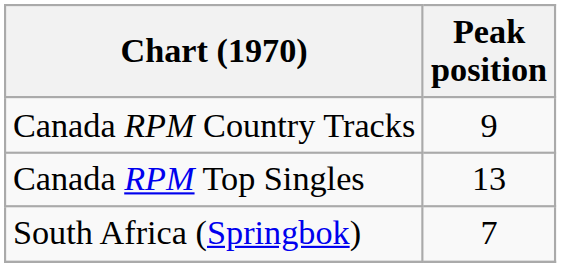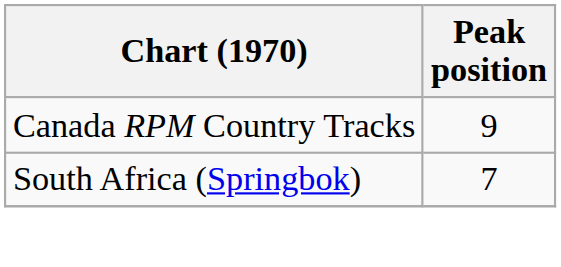- row: (189, 178)
